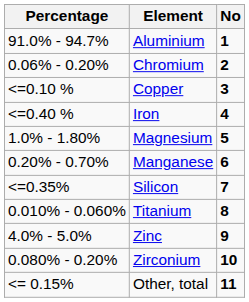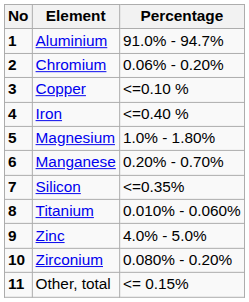columns swapped: (231, 16) <-> (67, 16)
